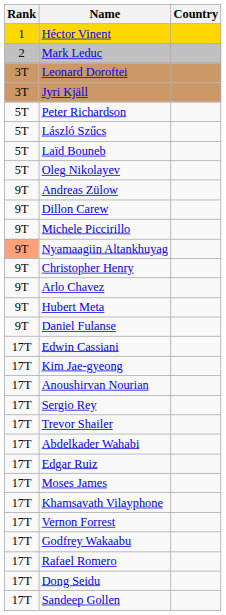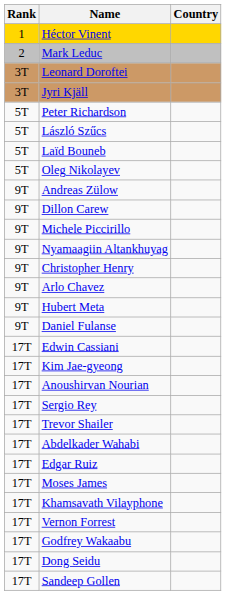(22, 248) lightsalmon background -> (22, 248) no background
- row: (79, 561)
